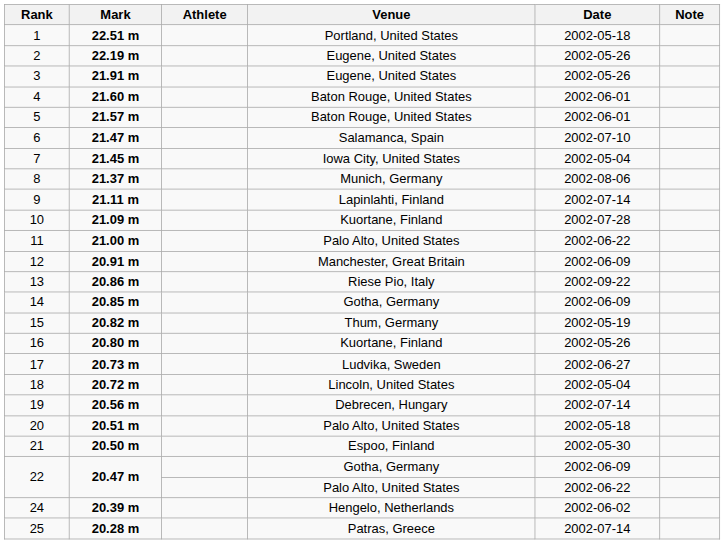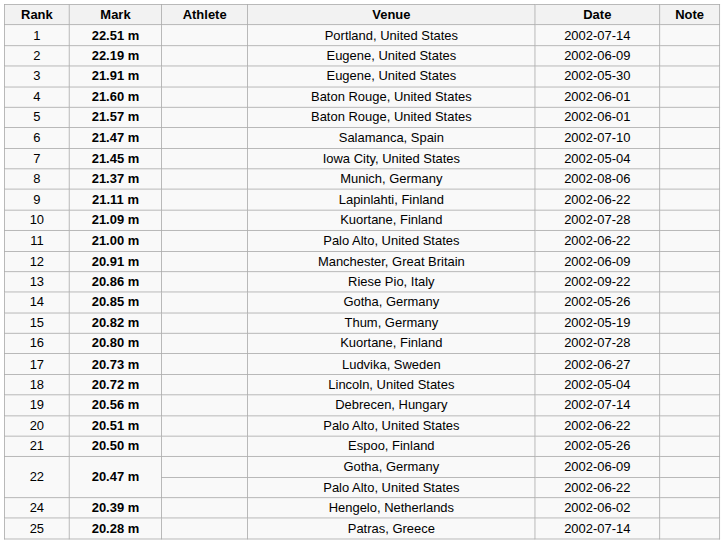(597, 35) 2002-05-18 -> (597, 35) 2002-07-14
(597, 55) 2002-05-26 -> (597, 55) 2002-06-09
(597, 76) 2002-05-26 -> (597, 76) 2002-05-30
(597, 199) 2002-07-14 -> (597, 199) 2002-06-22
(597, 302) 2002-06-09 -> (597, 302) 2002-05-26
(597, 343) 2002-05-26 -> (597, 343) 2002-07-28
(597, 425) 2002-05-18 -> (597, 425) 2002-06-22
(597, 446) 2002-05-30 -> (597, 446) 2002-05-26
